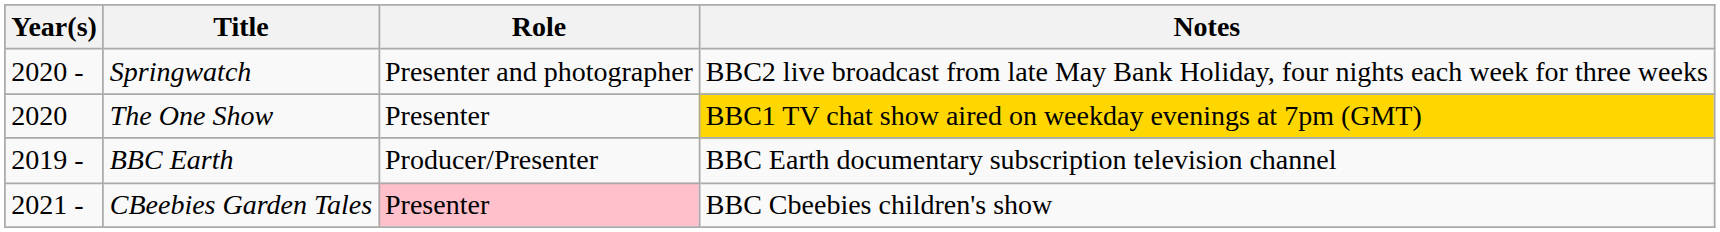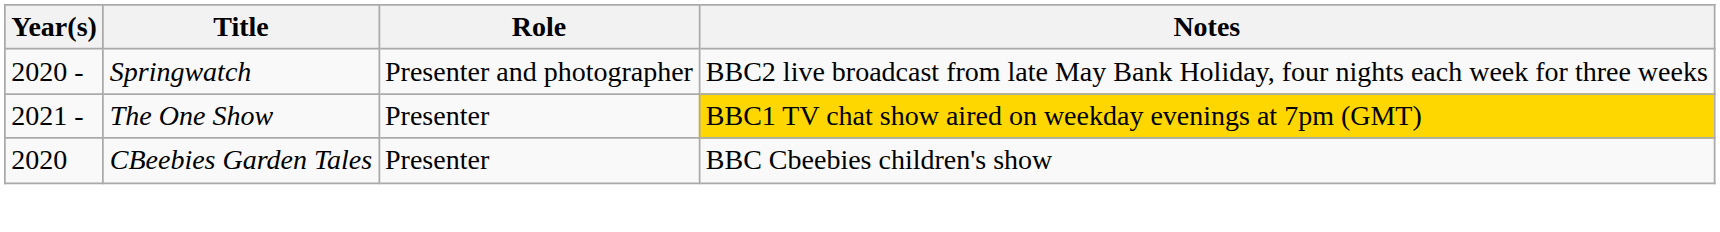(39, 115) 2020 -> (47, 115) 2021 -
- row: (172, 159)
(47, 204) 2021 - -> (39, 159) 2020
(437, 204) pink background -> (437, 159) no background
